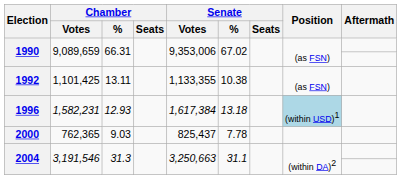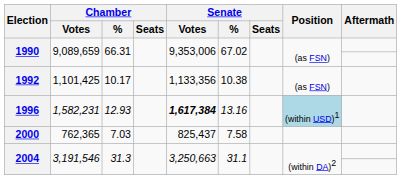(118, 80) 13.11 -> (118, 80) 10.17
(192, 80) 1,133,355 -> (192, 80) 1,133,356
(192, 110) normal -> (192, 110) bold
(234, 110) 13.18 -> (234, 110) 13.16
(121, 135) 9.03 -> (121, 135) 7.03
(237, 135) 7.78 -> (237, 135) 7.58
